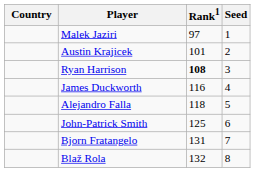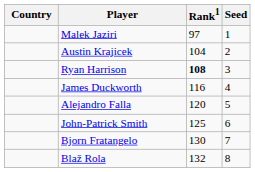(197, 51) 101 -> (197, 51) 104
(197, 105) 118 -> (197, 105) 120
(197, 140) 131 -> (197, 140) 130
